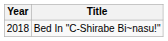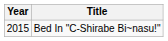(18, 28) 2018 -> (18, 28) 2015
